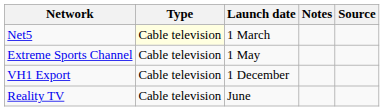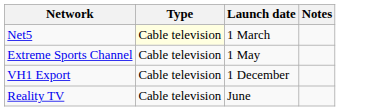- column: (357, 14)
